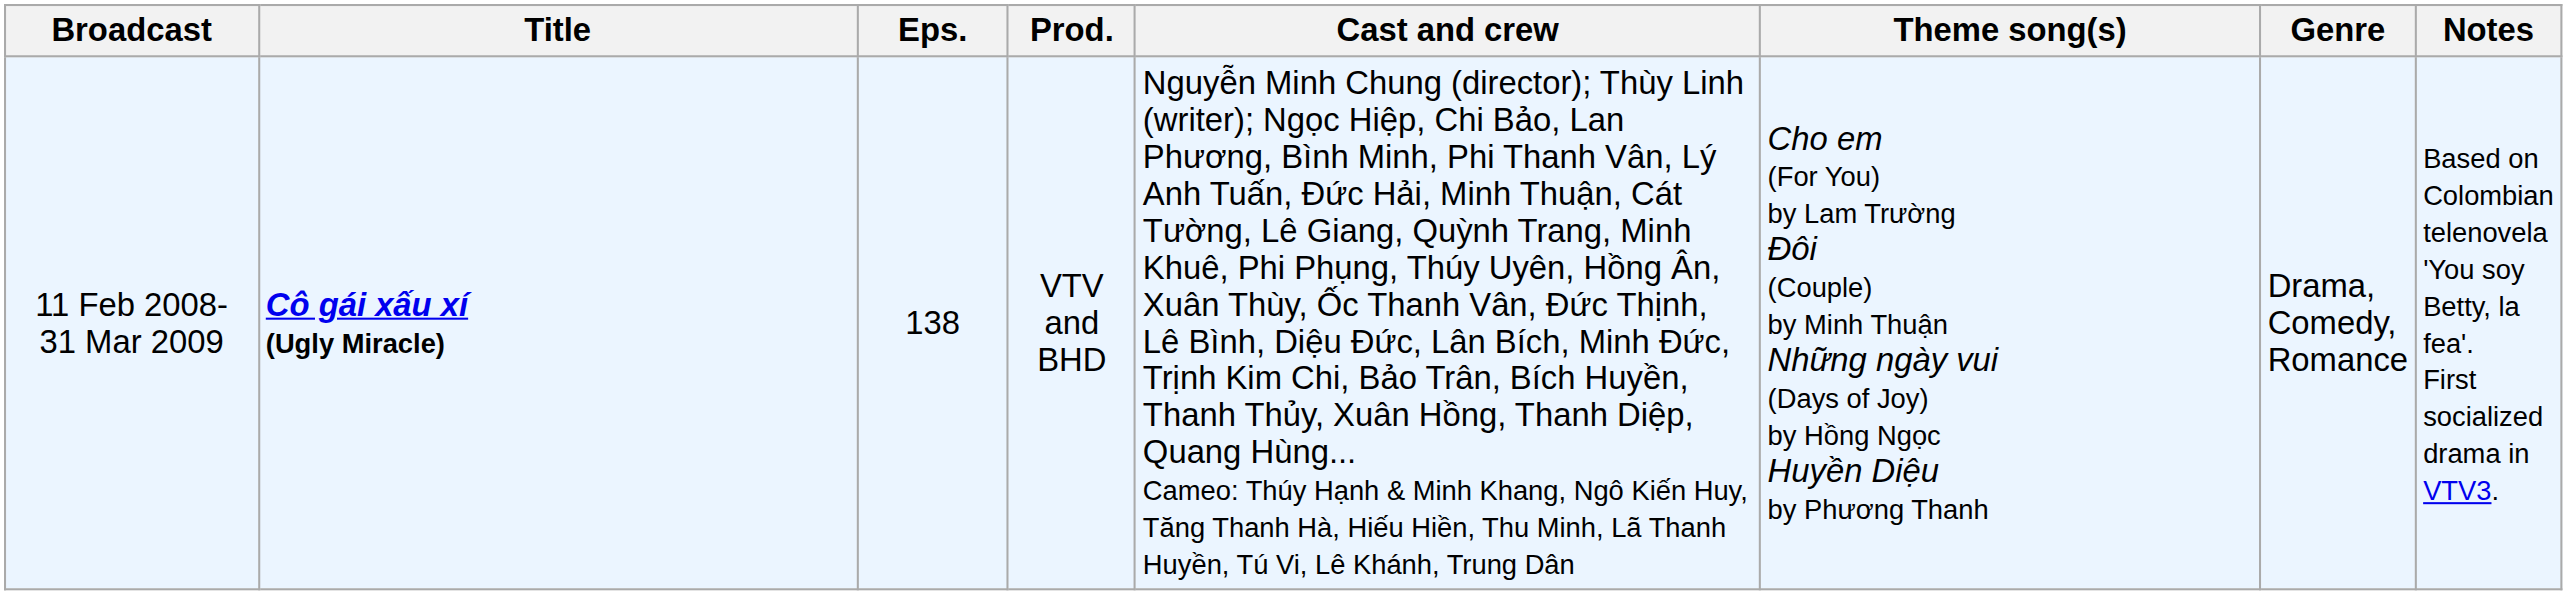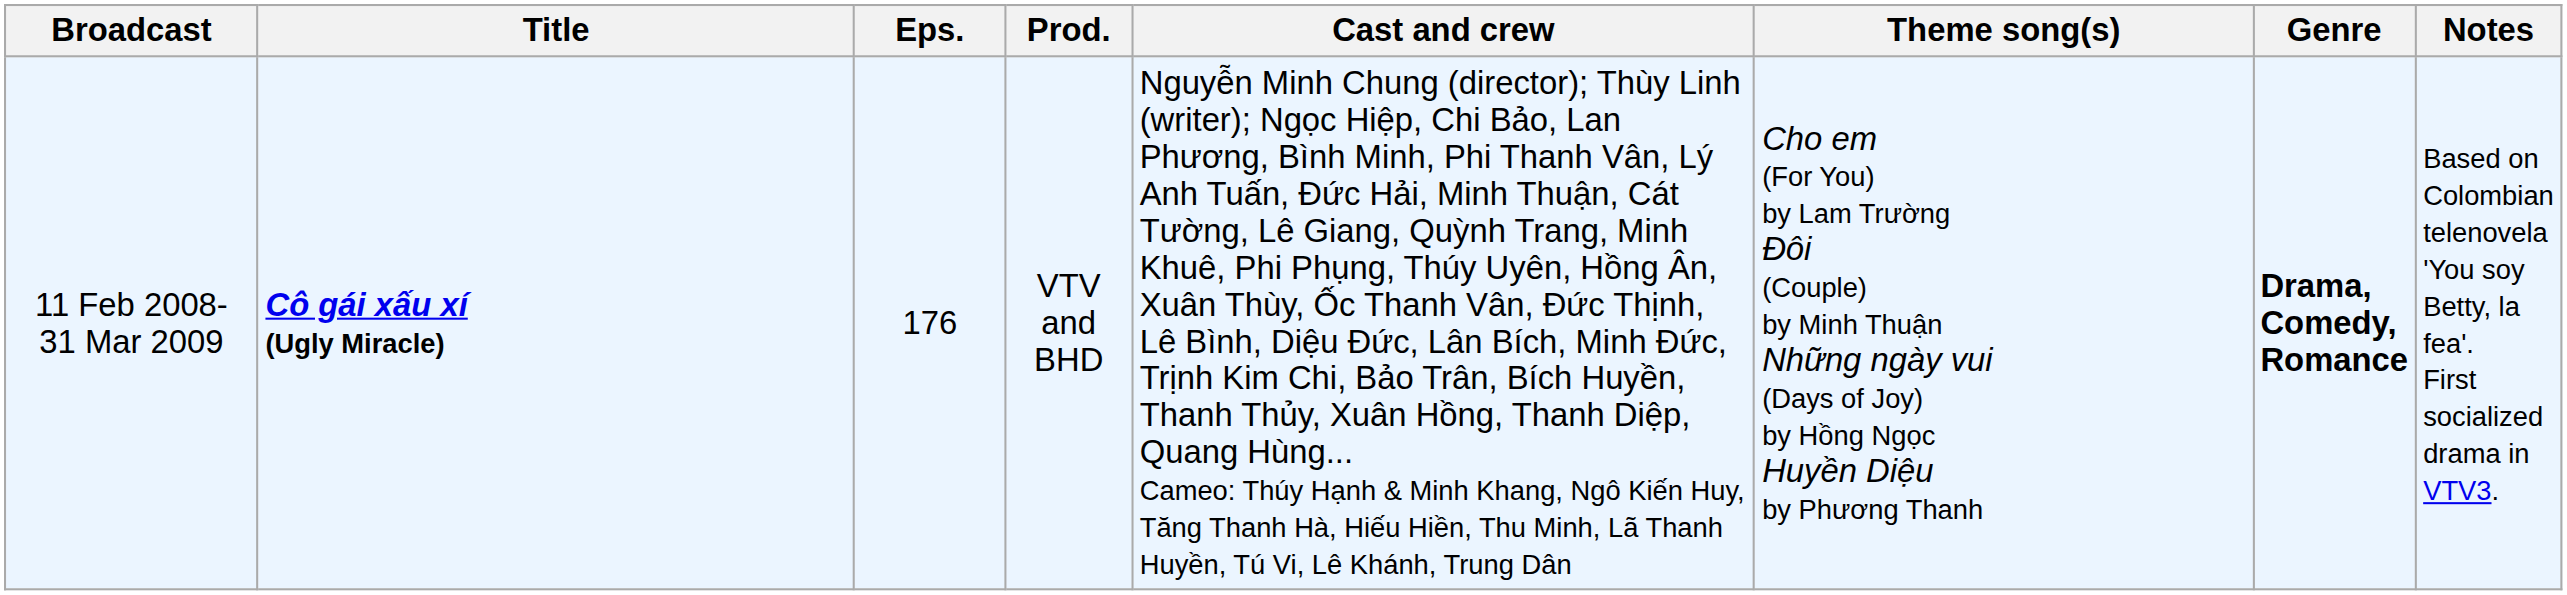(933, 322) 138 -> (930, 322) 176
(2338, 322) normal -> (2334, 322) bold
